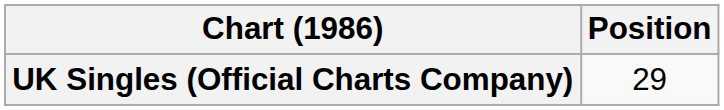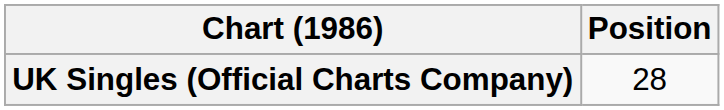(650, 79) 29 -> (650, 79) 28
